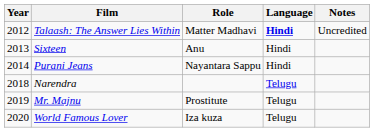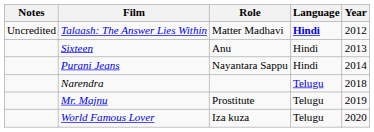columns swapped: (18, 13) <-> (342, 13)
